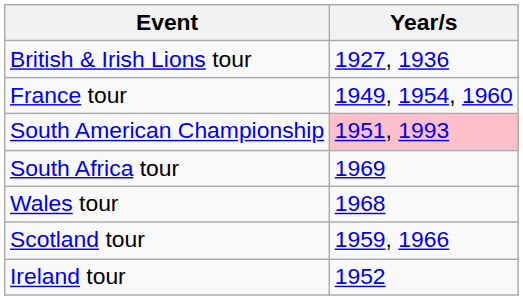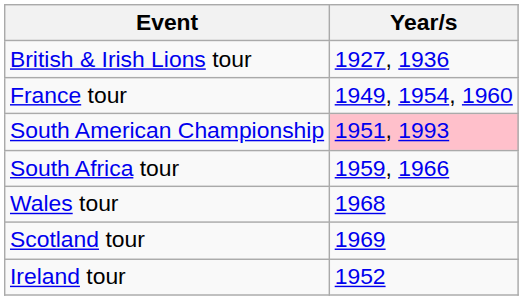(360, 167) 1969 -> (392, 167) 1959, 1966
(392, 240) 1959, 1966 -> (360, 240) 1969
